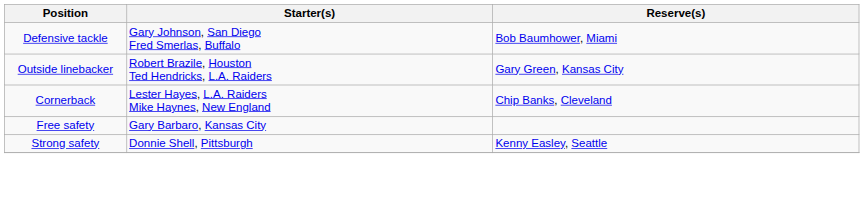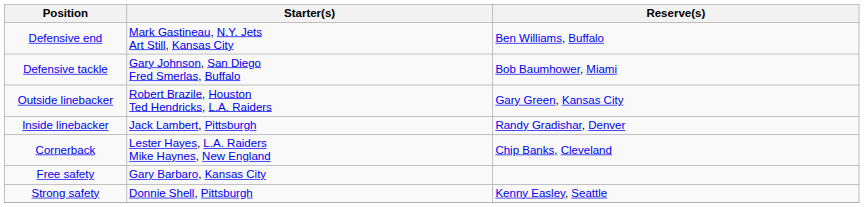+ row: (65, 38)
+ row: (65, 125)
